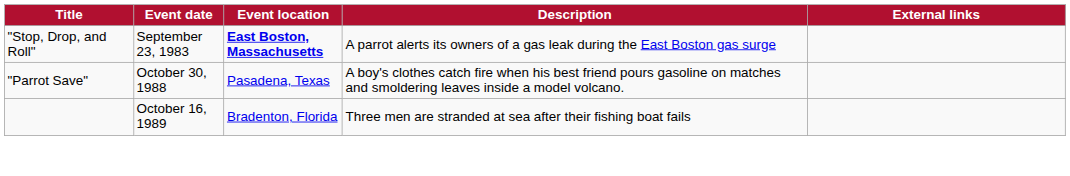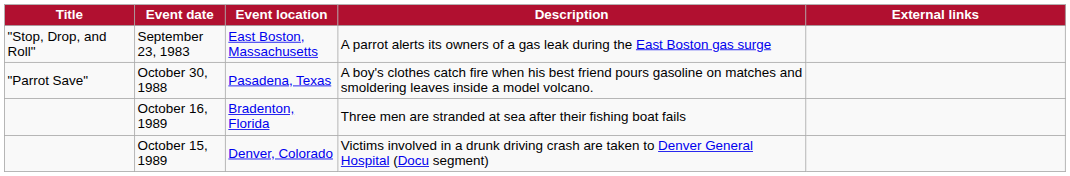(275, 44) bold -> (273, 44) normal
+ row: (173, 153)
